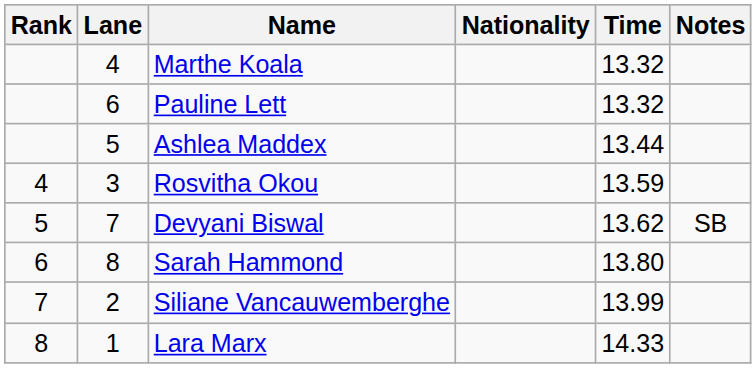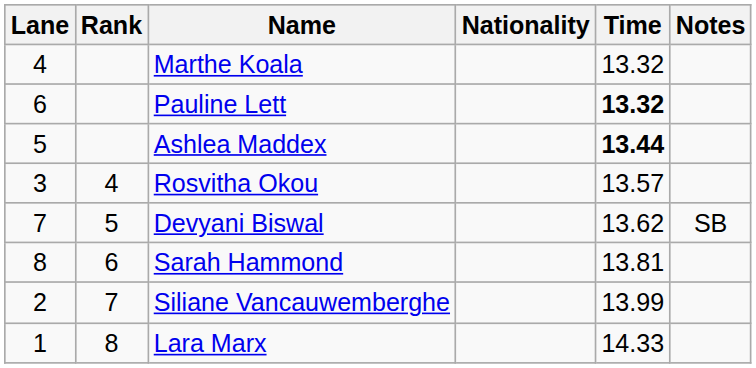columns swapped: (41, 25) <-> (113, 25)
(633, 104) normal -> (633, 104) bold
(633, 144) normal -> (633, 144) bold
(633, 184) 13.59 -> (633, 184) 13.57
(633, 263) 13.80 -> (633, 263) 13.81
